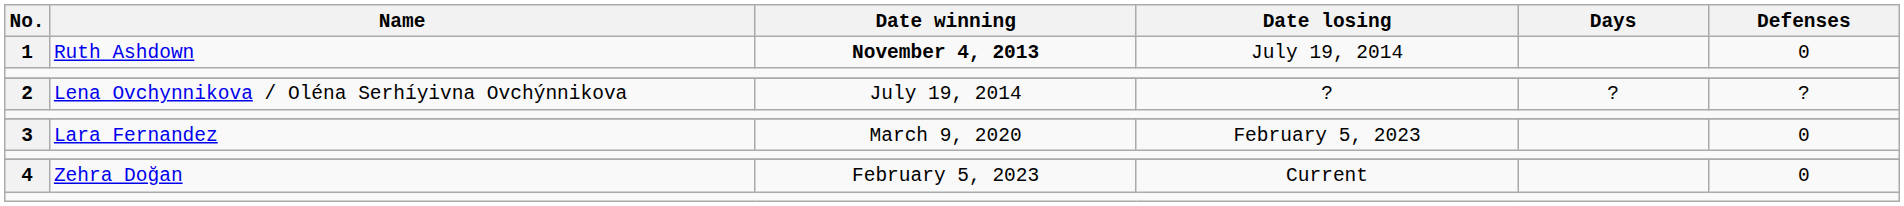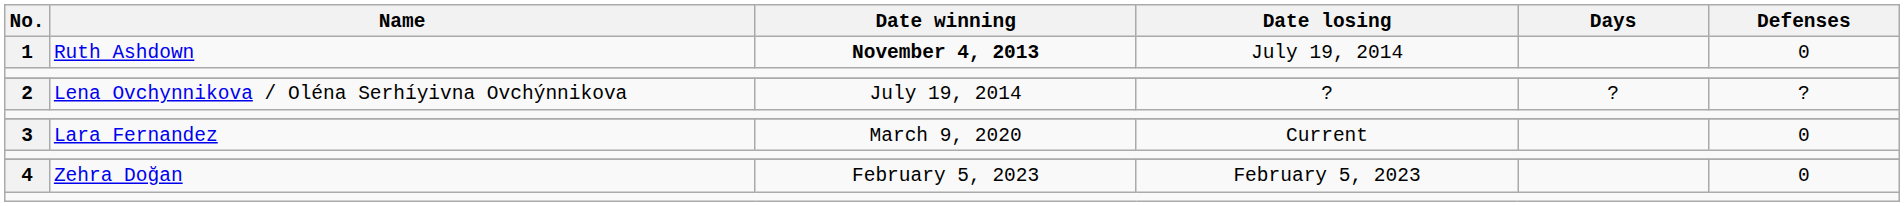(1327, 135) February 5, 2023 -> (1327, 135) Current
(1327, 176) Current -> (1327, 176) February 5, 2023
